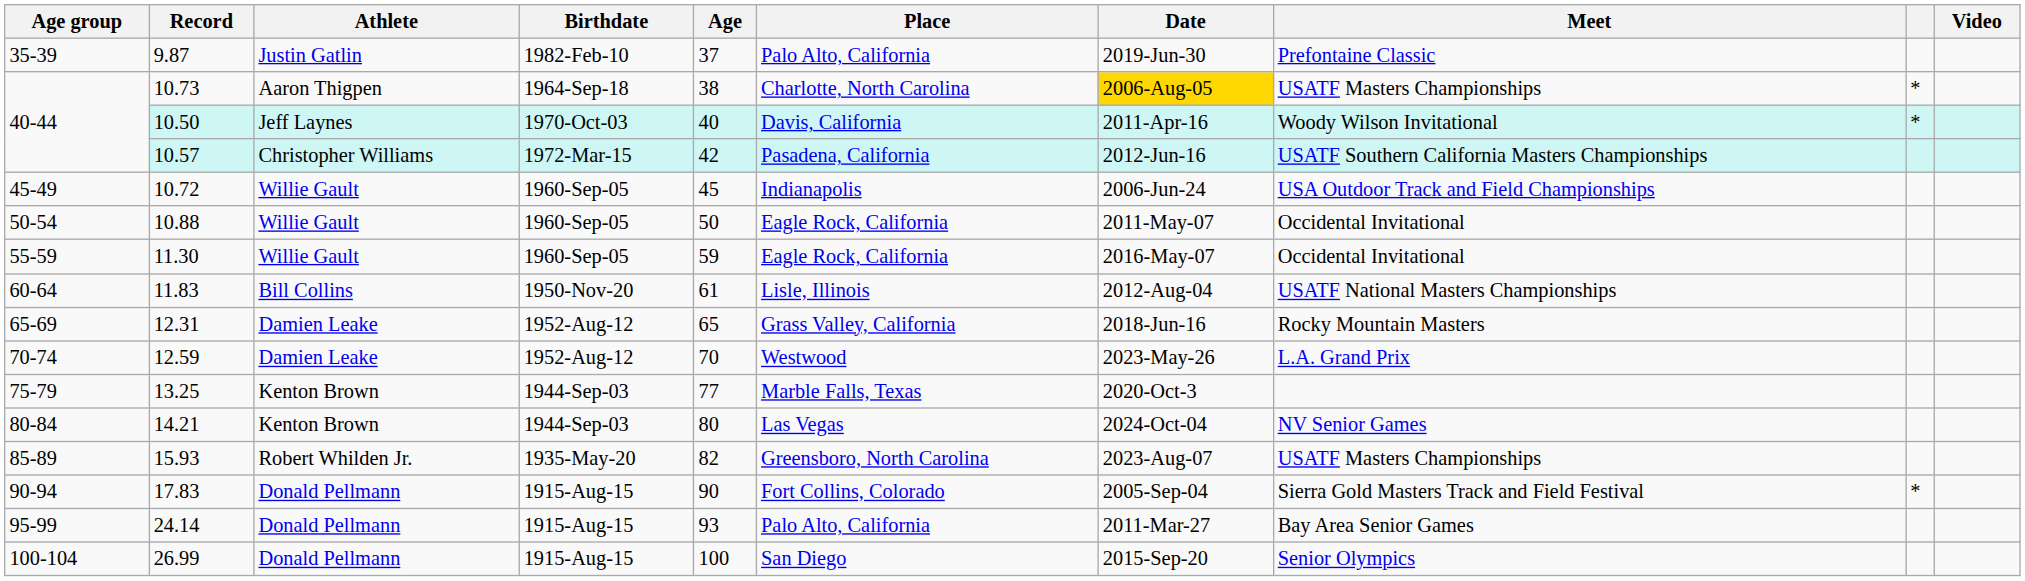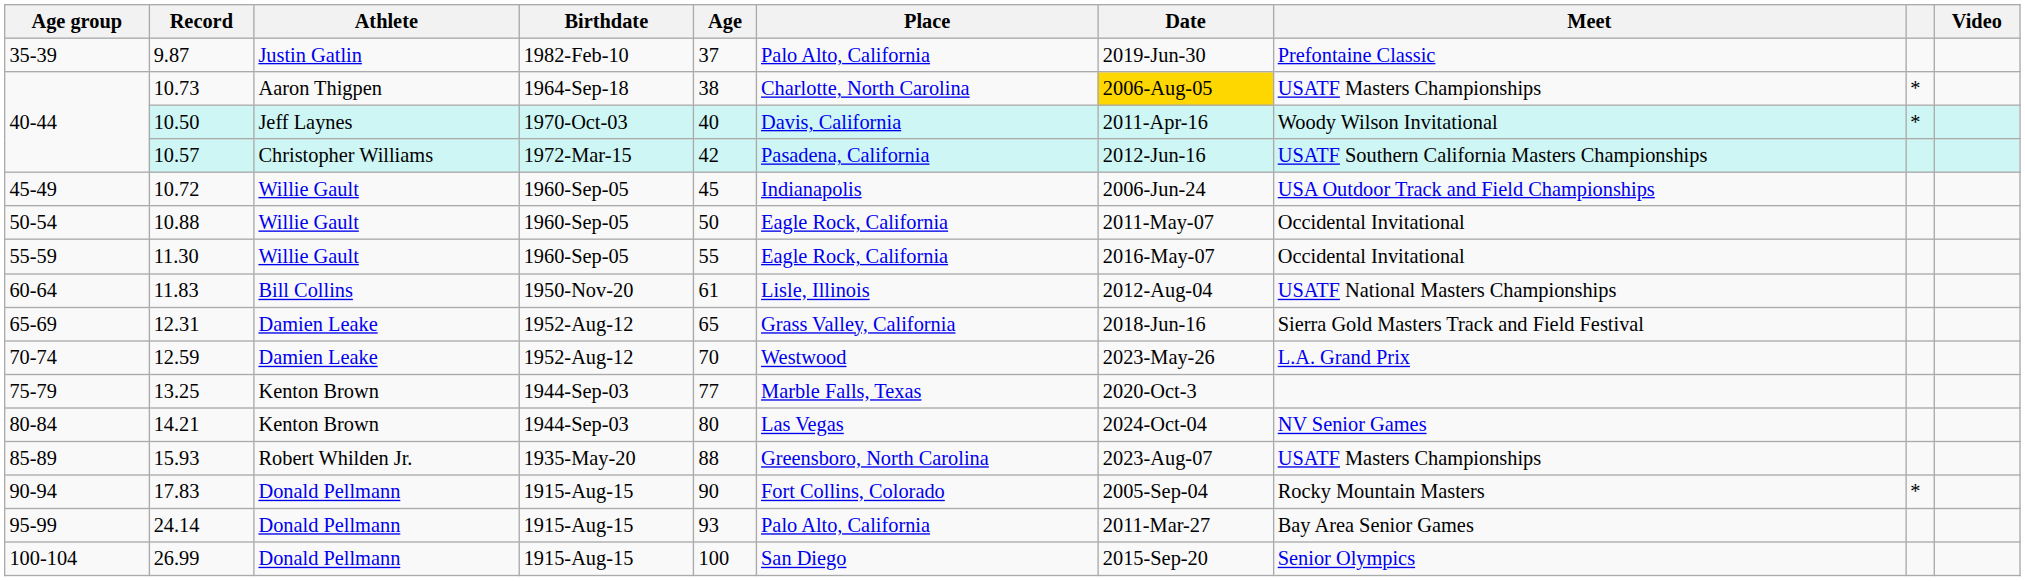(709, 256) 59 -> (709, 256) 55
(1381, 323) Rocky Mountain Masters -> (1461, 323) Sierra Gold Masters Track and Field Festival
(709, 458) 82 -> (709, 458) 88
(1461, 491) Sierra Gold Masters Track and Field Festival -> (1381, 491) Rocky Mountain Masters
